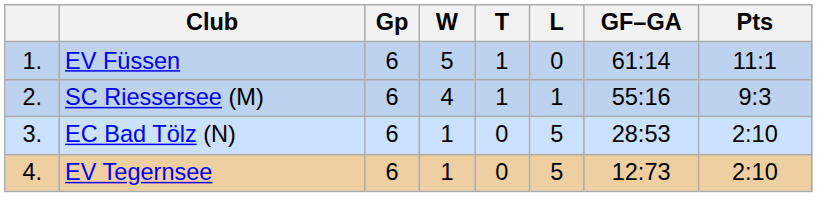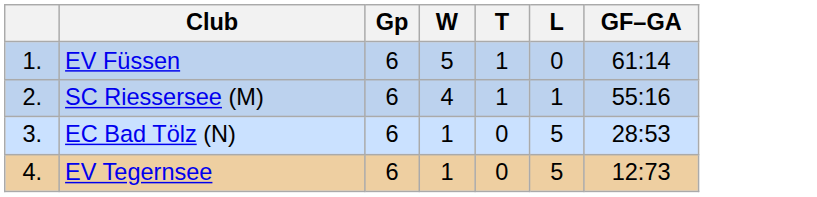- column: (755, 23)
